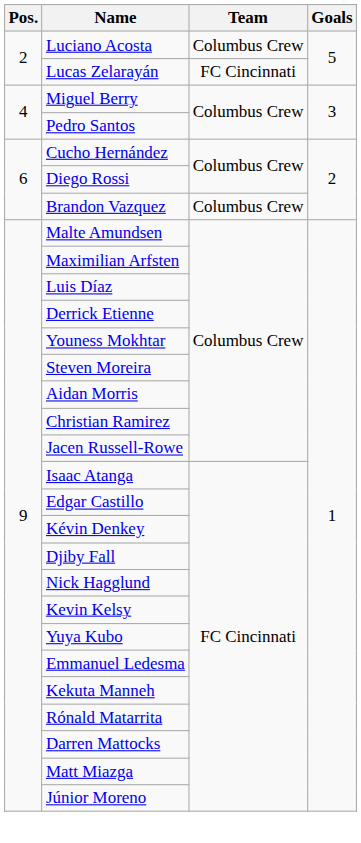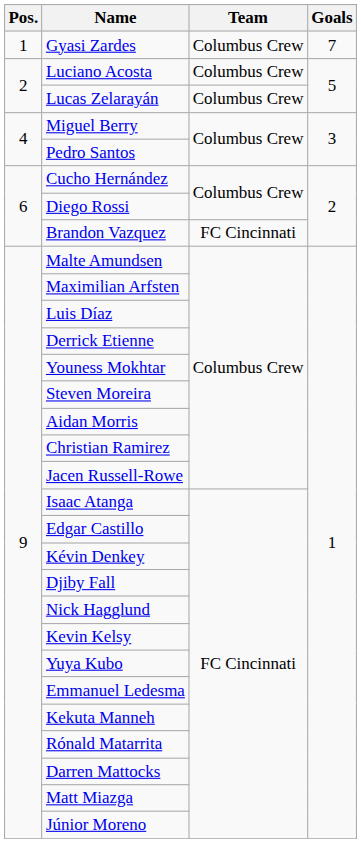+ row: (91, 44)
(248, 71) FC Cincinnati -> (248, 98) Columbus Crew
(248, 206) Columbus Crew -> (248, 233) FC Cincinnati
